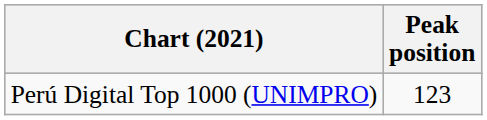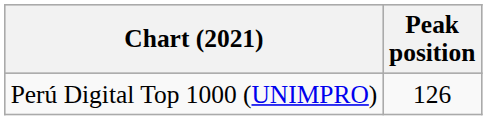(432, 93) 123 -> (432, 93) 126
